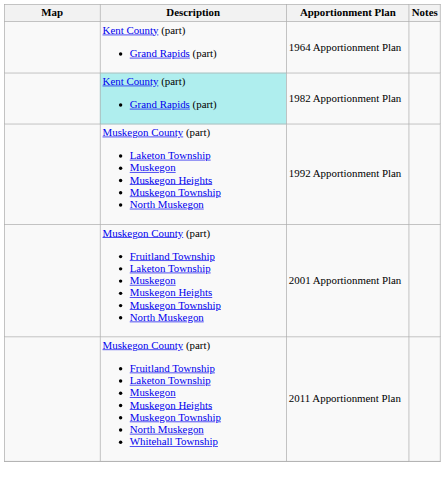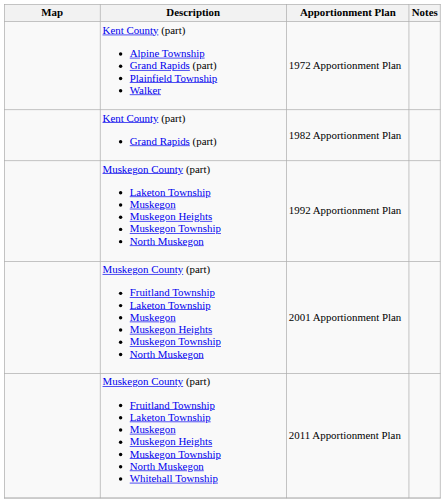- row: (345, 47)
+ row: (345, 65)
(193, 93) paleturquoise background -> (193, 130) no background
